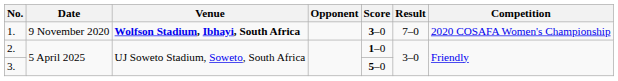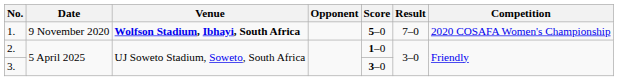(377, 31) 3–0 -> (377, 31) 5–0
(377, 66) 5–0 -> (377, 66) 3–0
